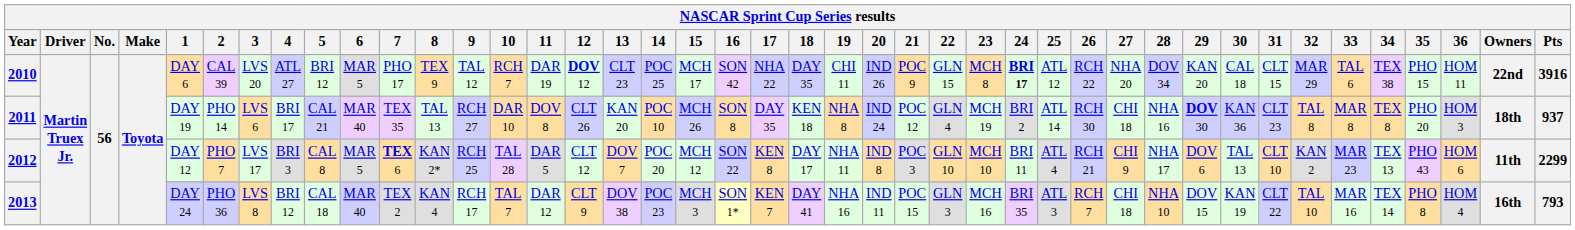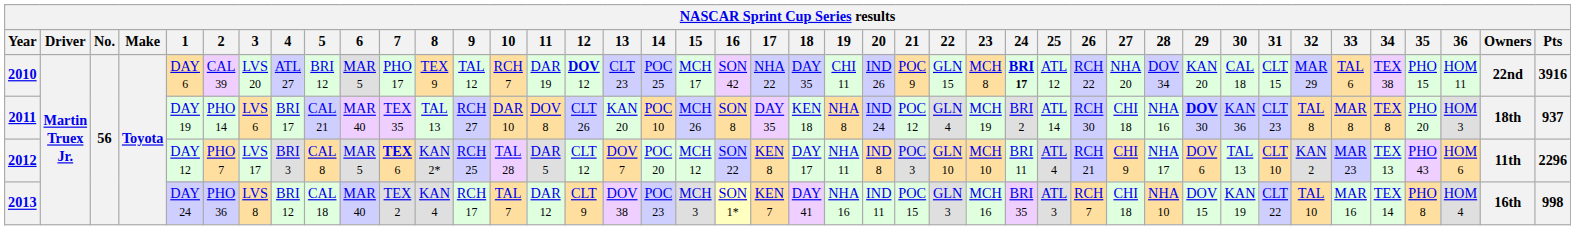(1553, 160) 2299 -> (1553, 160) 2296
(1553, 202) 793 -> (1553, 202) 998
